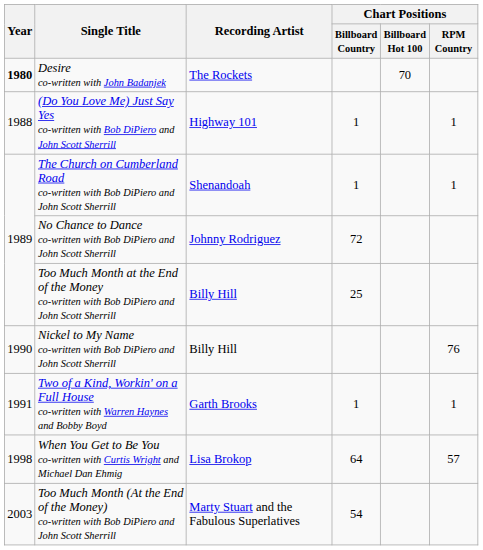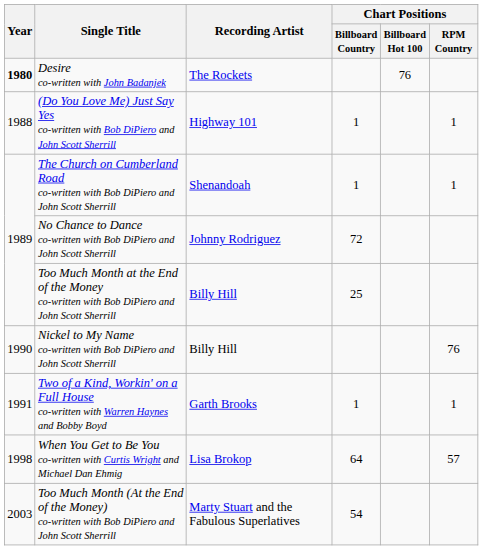(405, 75) 70 -> (405, 75) 76
